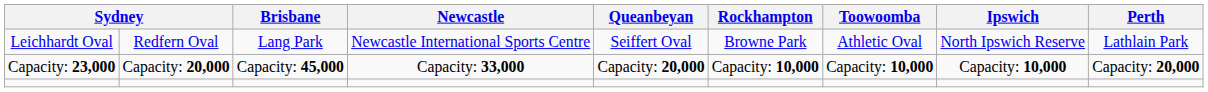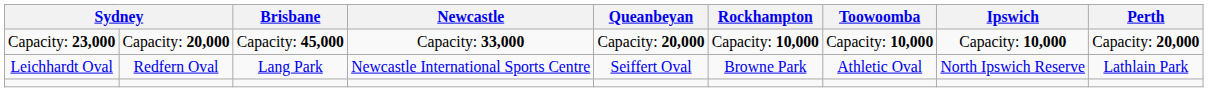rows swapped: (62, 41) <-> (62, 66)
